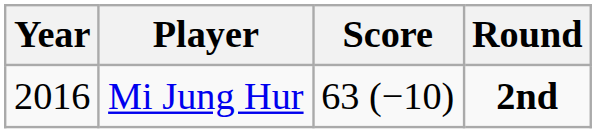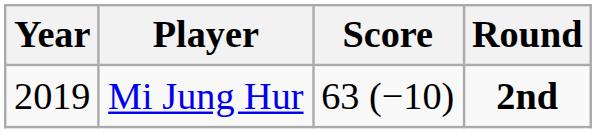(52, 95) 2016 -> (52, 95) 2019
